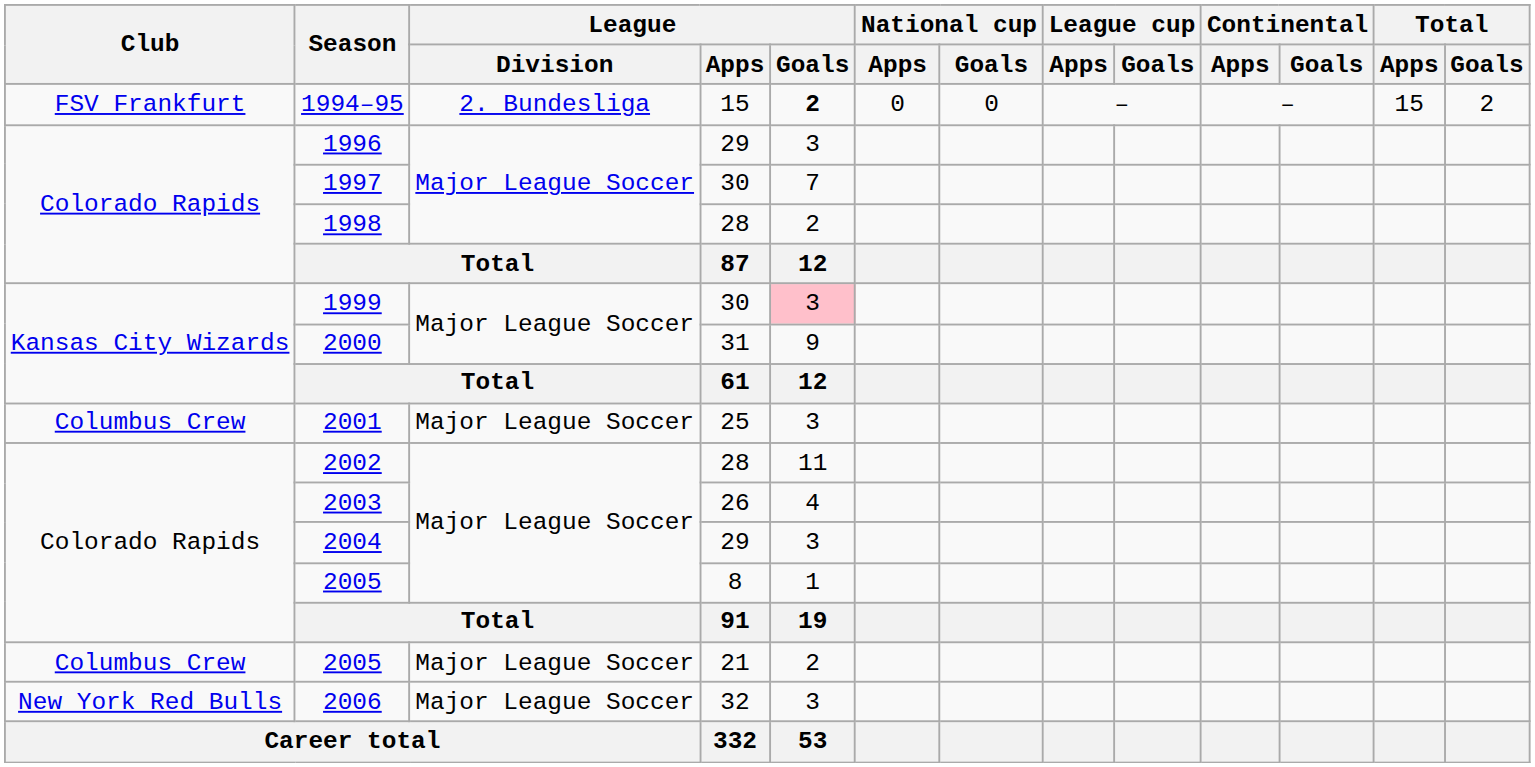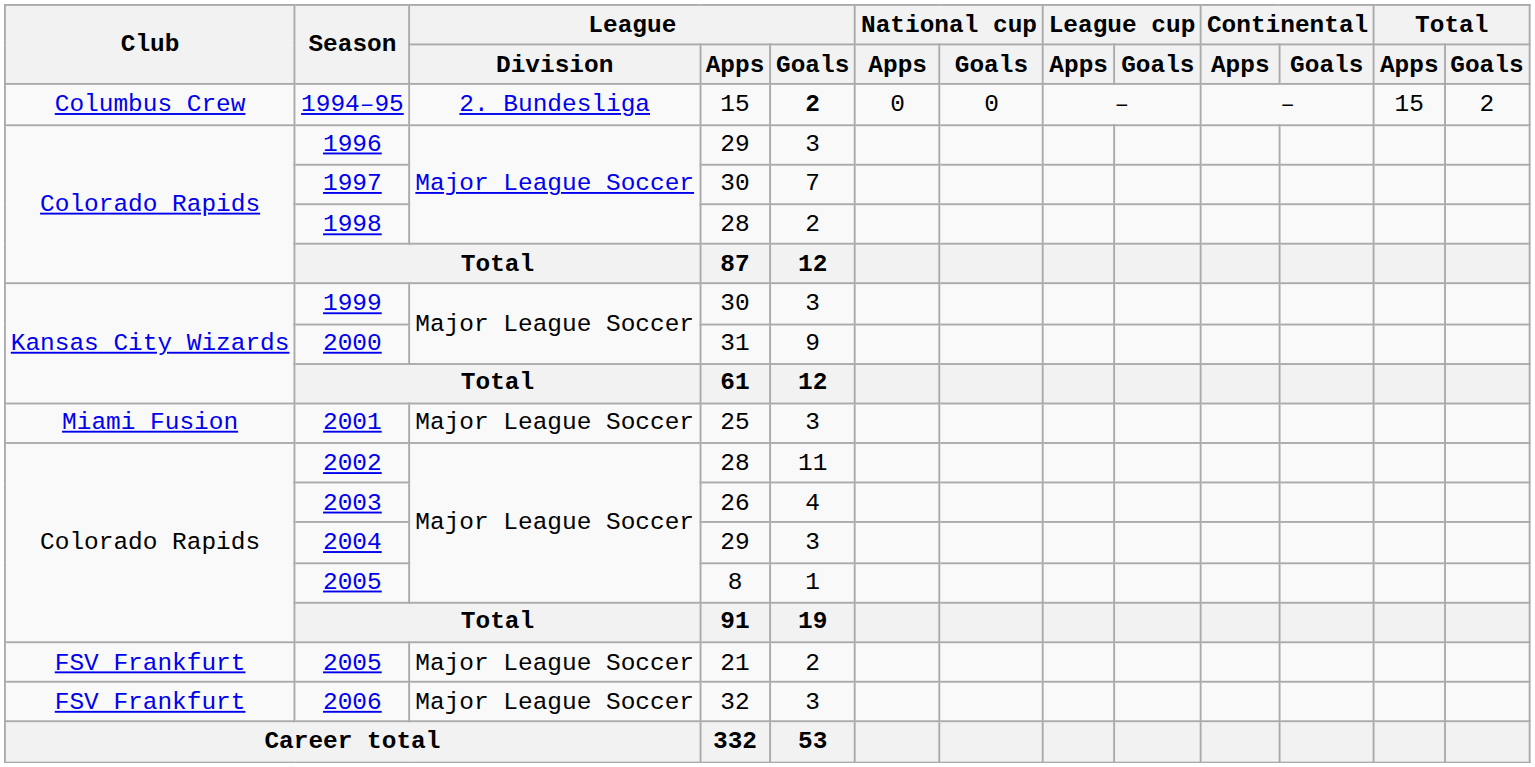(150, 105) FSV Frankfurt -> (150, 105) Columbus Crew
(813, 304) pink background -> (813, 304) no background
(150, 423) Columbus Crew -> (150, 423) Miami Fusion
(150, 662) Columbus Crew -> (150, 662) FSV Frankfurt
(150, 702) New York Red Bulls -> (150, 702) FSV Frankfurt
